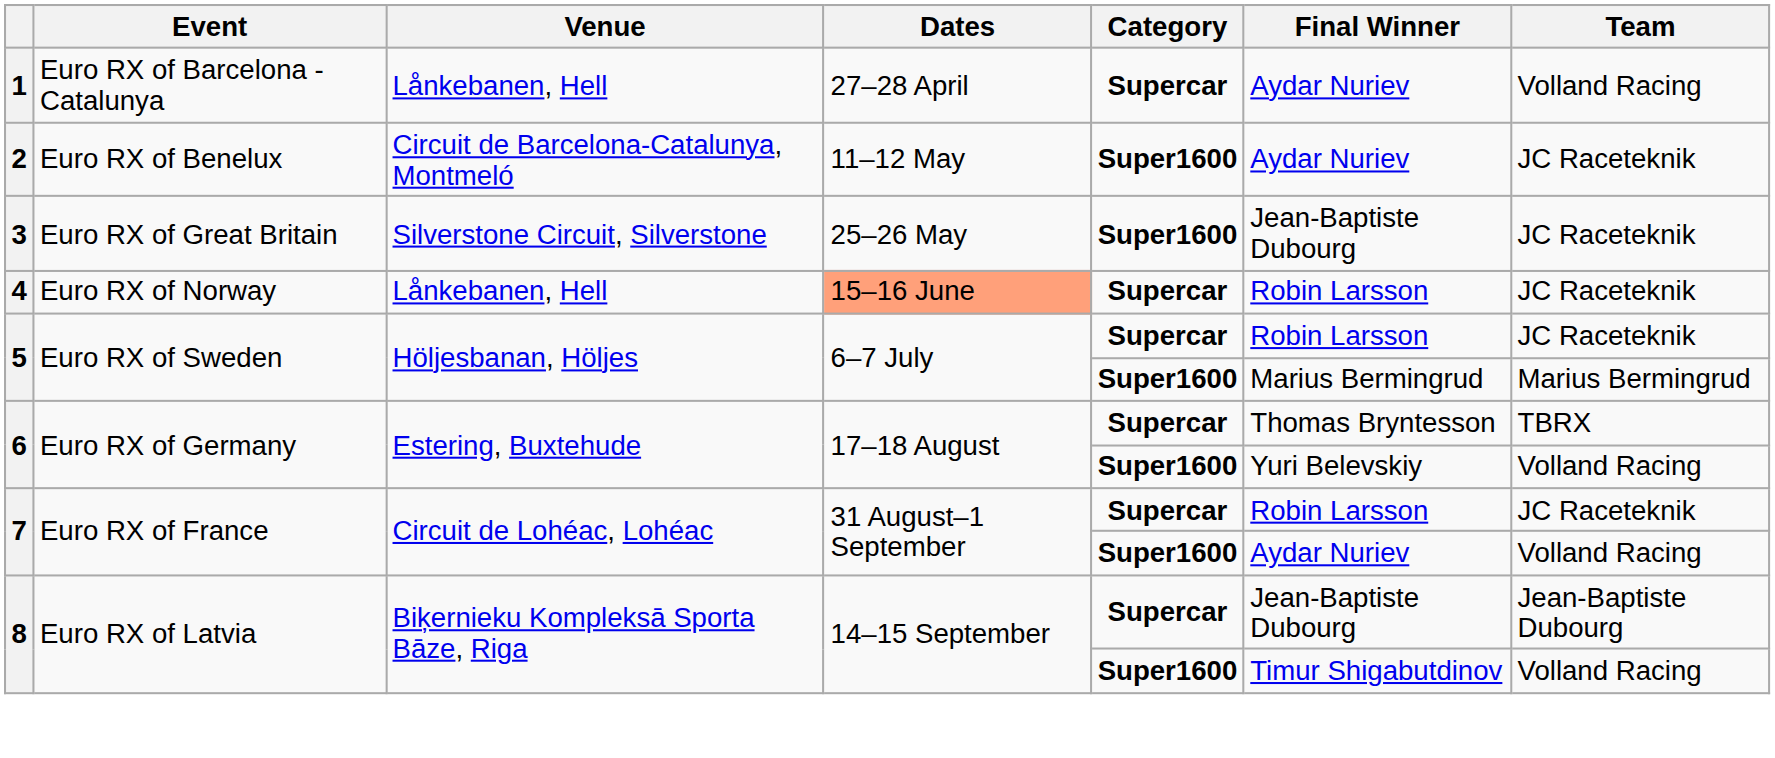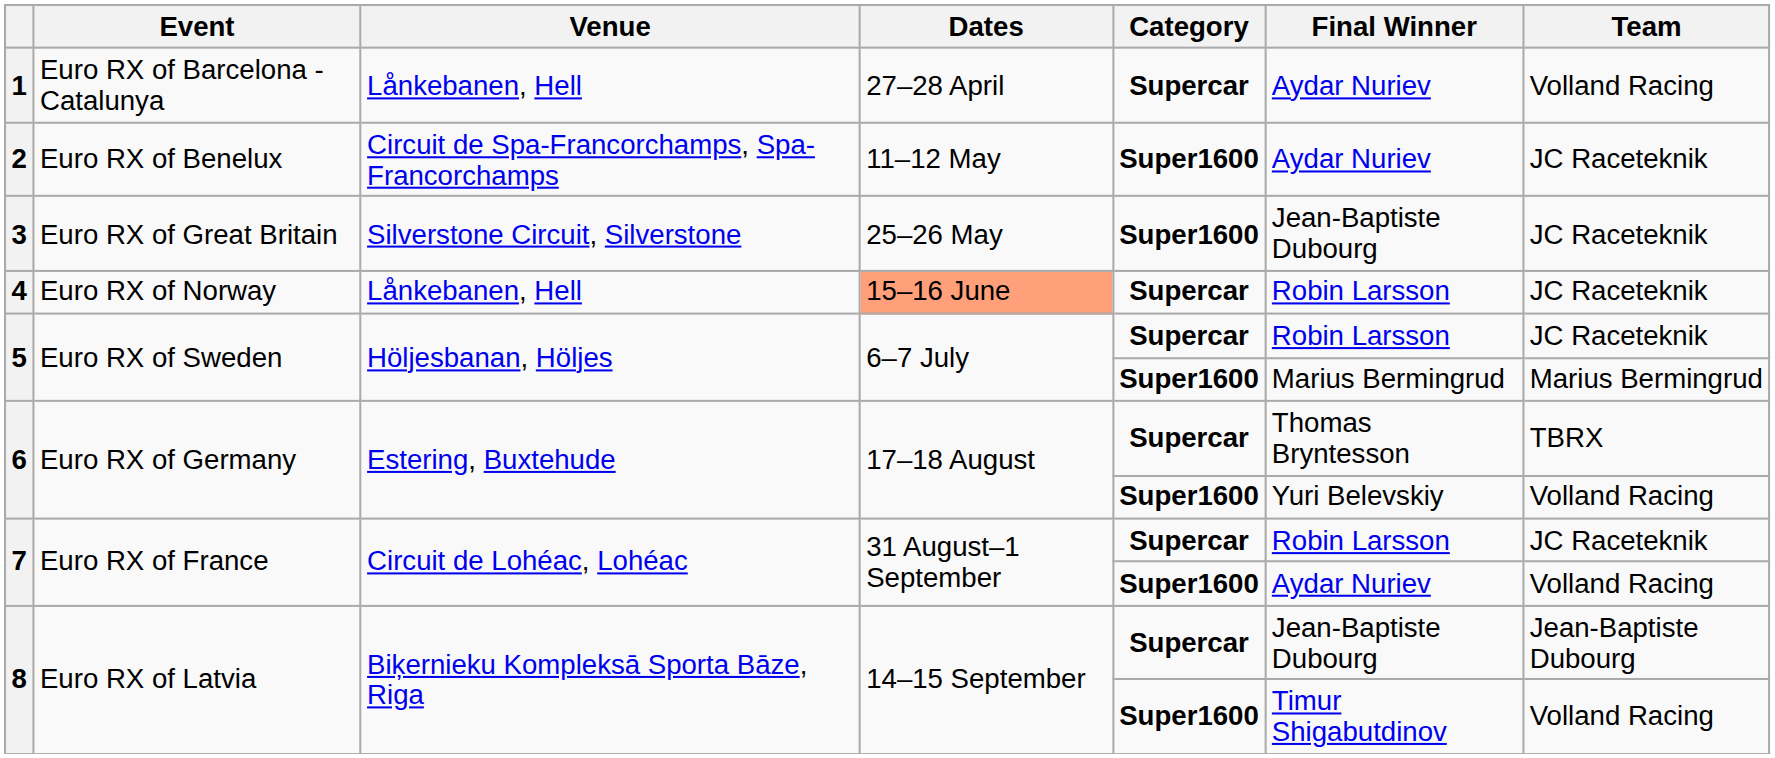(587, 159) Circuit de Barcelona-Catalunya, Montmeló -> (591, 159) Circuit de Spa-Francorchamps, Spa-Francorchamps
